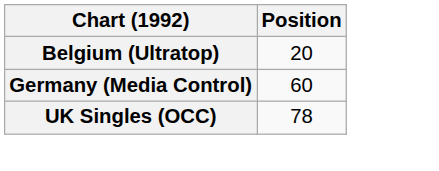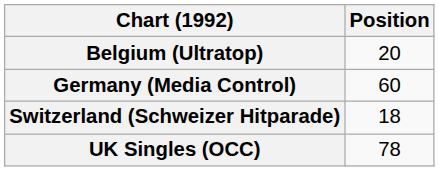+ row: (175, 117)
